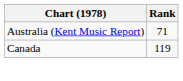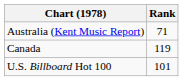+ row: (59, 66)
